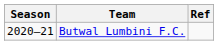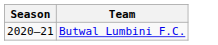- column: (201, 13)
